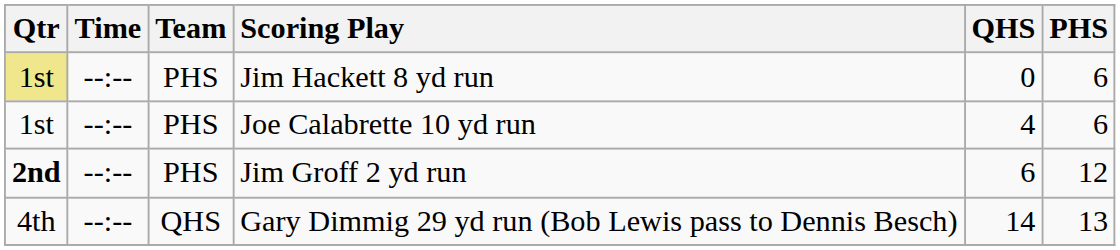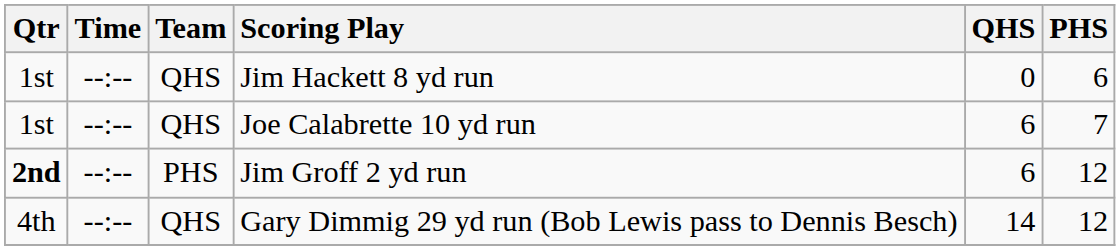(36, 76) khaki background -> (36, 76) no background
(191, 76) PHS -> (191, 76) QHS
(191, 124) PHS -> (191, 124) QHS
(1028, 124) 4 -> (1028, 124) 6
(1101, 124) 6 -> (1101, 124) 7
(1093, 220) 13 -> (1093, 220) 12
